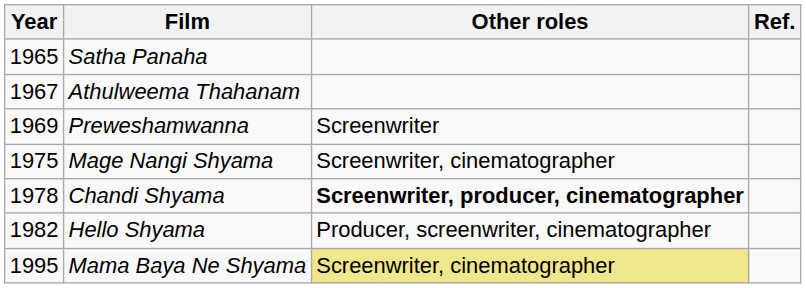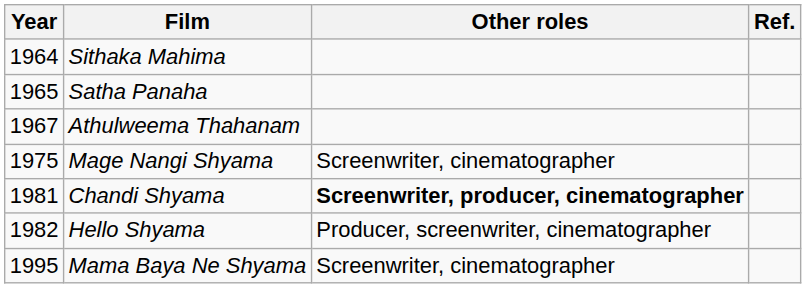+ row: (147, 56)
- row: (159, 126)
(34, 195) 1978 -> (34, 195) 1981
(466, 265) khaki background -> (466, 265) no background
